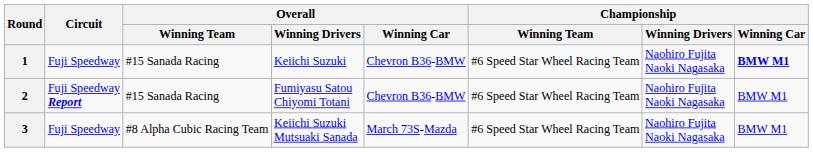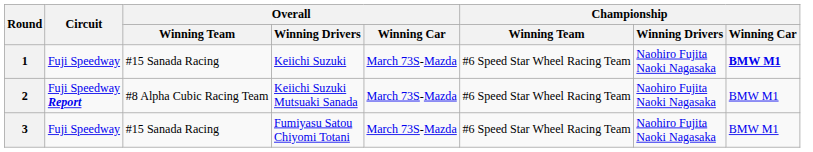(416, 61) Chevron B36-BMW -> (412, 61) March 73S-Mazda
(172, 96) #15 Sanada Racing -> (197, 96) #8 Alpha Cubic Racing Team
(313, 96) Fumiyasu Satou Chiyomi Totani -> (316, 96) Keiichi Suzuki Mutsuaki Sanada
(416, 96) Chevron B36-BMW -> (412, 96) March 73S-Mazda
(197, 130) #8 Alpha Cubic Racing Team -> (172, 130) #15 Sanada Racing
(316, 130) Keiichi Suzuki Mutsuaki Sanada -> (313, 130) Fumiyasu Satou Chiyomi Totani
